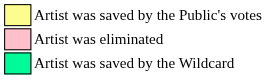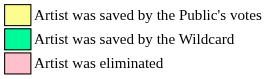rows swapped: (134, 63) <-> (99, 39)
